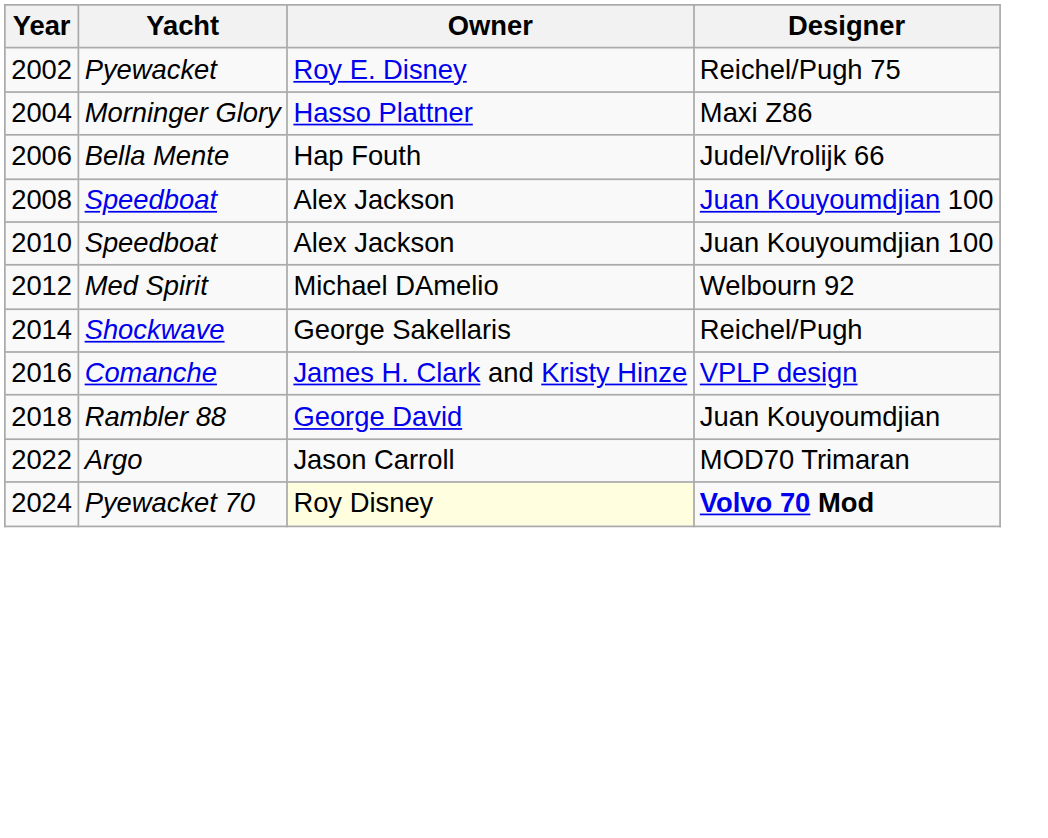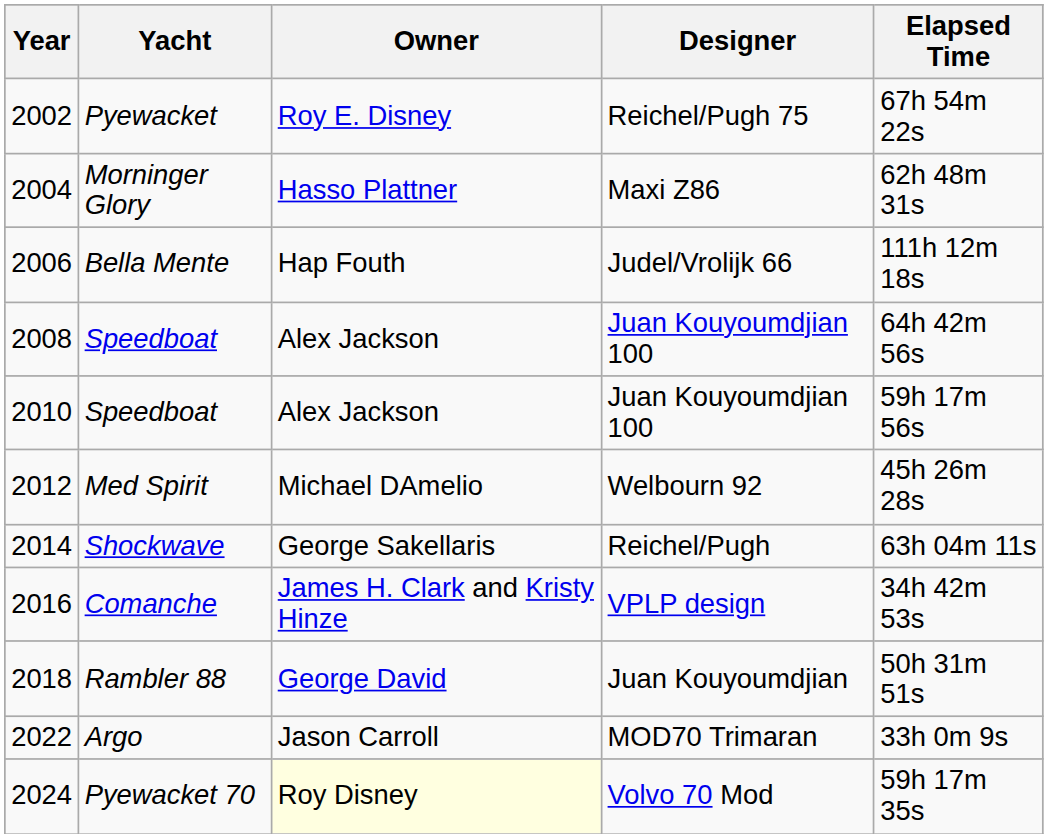+ column: (958, 41)
(787, 503) bold -> (690, 795) normal
